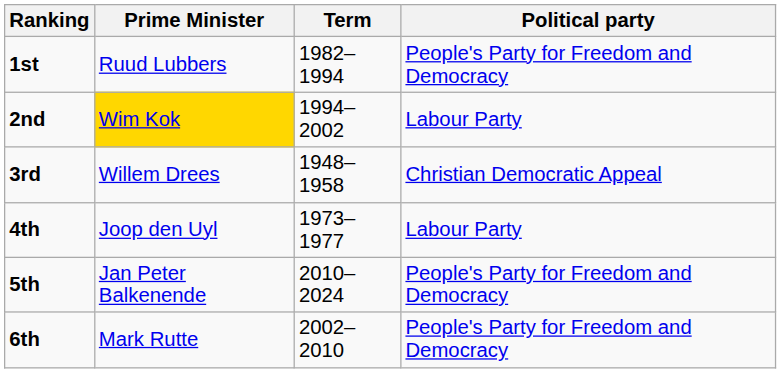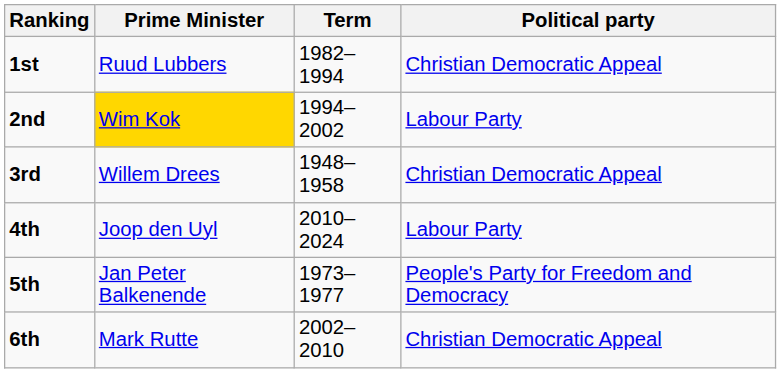(549, 64) People's Party for Freedom and Democracy -> (534, 64) Christian Democratic Appeal
(327, 229) 1973–1977 -> (327, 229) 2010–2024
(327, 284) 2010–2024 -> (327, 284) 1973–1977
(549, 339) People's Party for Freedom and Democracy -> (534, 339) Christian Democratic Appeal
